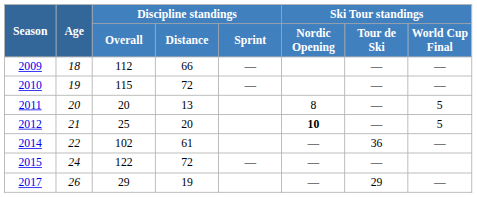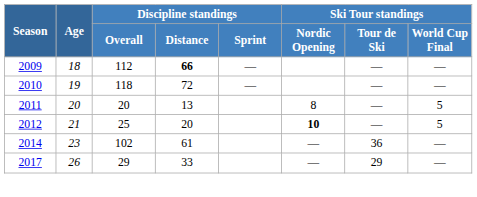(187, 66) normal -> (187, 66) bold
(124, 86) 115 -> (124, 86) 118
(74, 143) 22 -> (74, 143) 23
- row: (30, 163)
(187, 182) 19 -> (187, 163) 33
